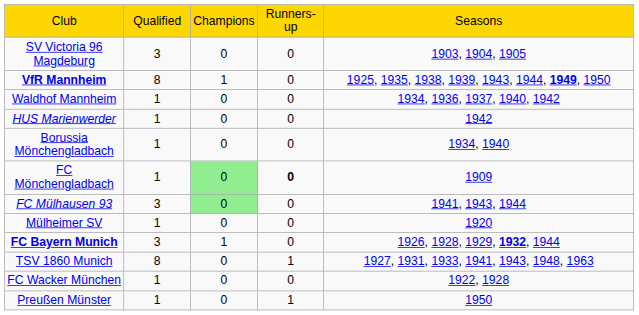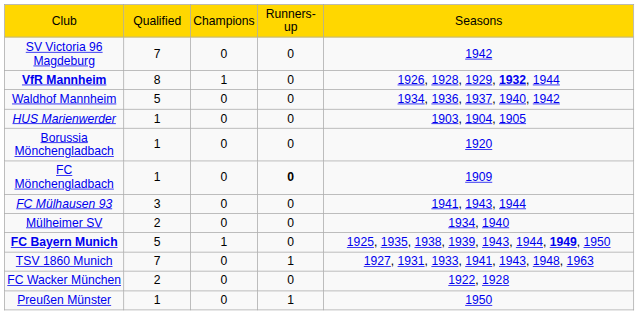(157, 53) 3 -> (157, 53) 7
(479, 53) 1903, 1904, 1905 -> (479, 53) 1942
(479, 80) 1925, 1935, 1938, 1939, 1943, 1944, 1949, 1950 -> (479, 80) 1926, 1928, 1929, 1932, 1944
(157, 99) 1 -> (157, 99) 5
(479, 118) 1942 -> (479, 118) 1903, 1904, 1905
(479, 144) 1934, 1940 -> (479, 144) 1920
(224, 177) lightgreen background -> (224, 177) no background
(224, 203) lightgreen background -> (224, 203) no background
(157, 223) 1 -> (157, 223) 2
(479, 223) 1920 -> (479, 223) 1934, 1940
(157, 242) 3 -> (157, 242) 5
(479, 242) 1926, 1928, 1929, 1932, 1944 -> (479, 242) 1925, 1935, 1938, 1939, 1943, 1944, 1949, 1950
(157, 261) 8 -> (157, 261) 7
(157, 280) 1 -> (157, 280) 2
